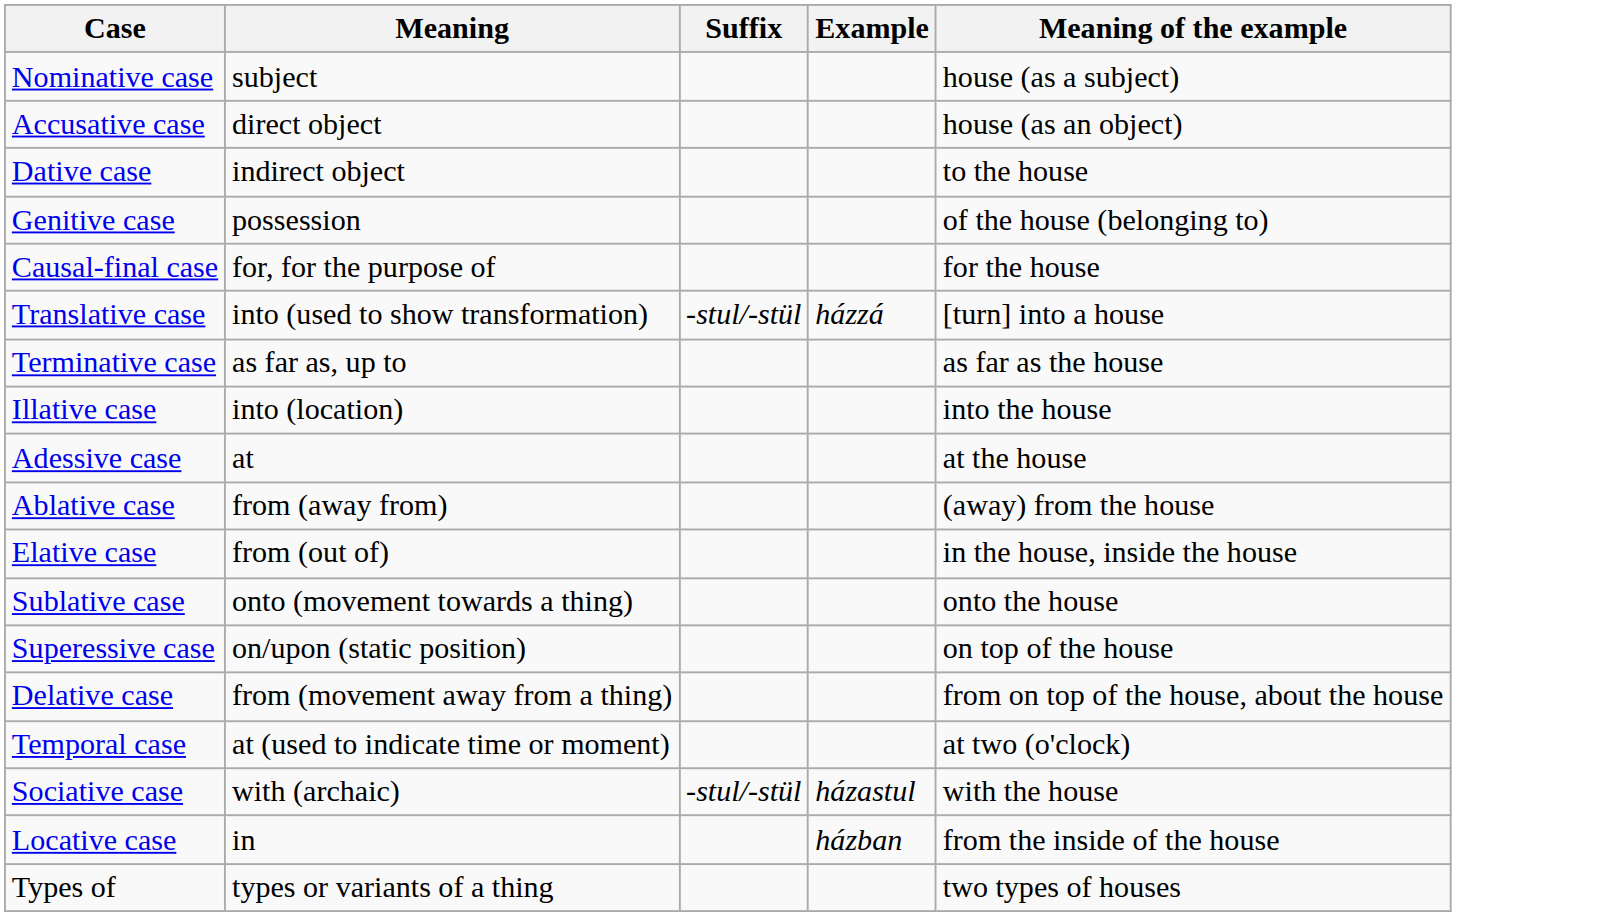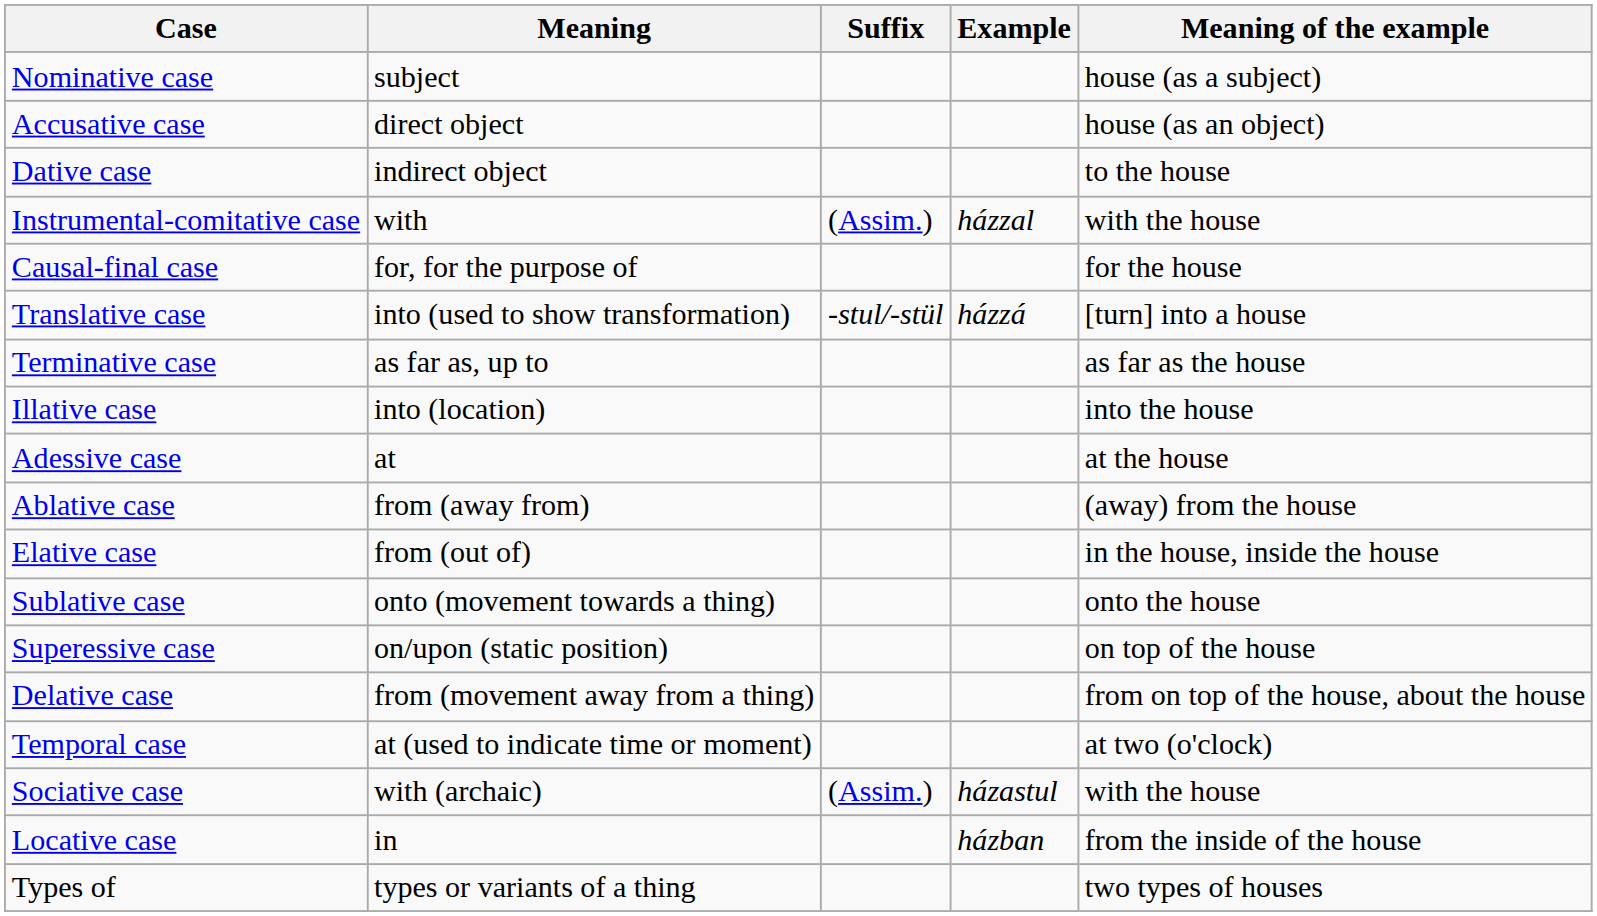- row: (93, 219)
+ row: (186, 219)
(744, 791) -stul/-stül -> (880, 791) (Assim.)
